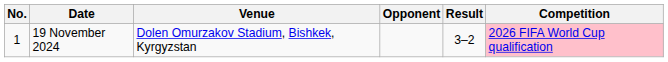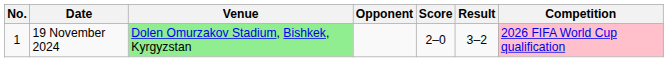+ column: (436, 14)
(235, 40) no background -> (230, 40) lightgreen background
